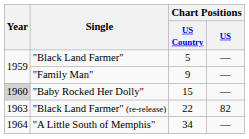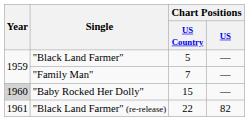(188, 74) 9 -> (188, 74) 7
(17, 108) 1963 -> (17, 108) 1961
- row: (94, 125)
